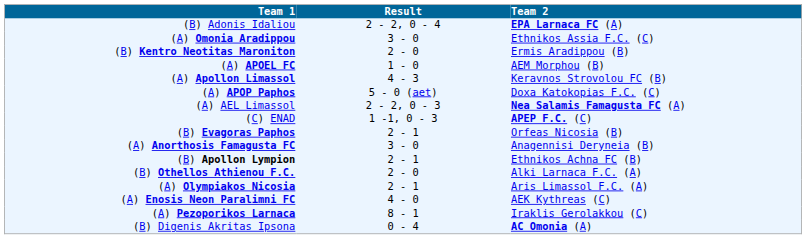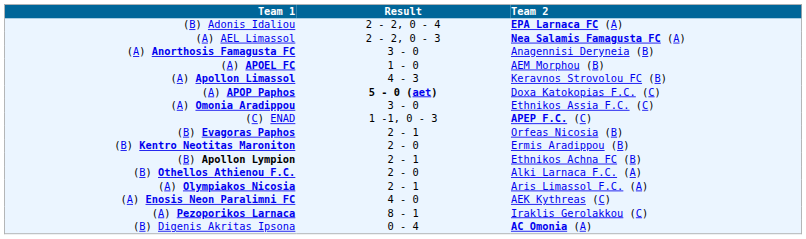rows swapped: (245, 106) <-> (233, 38)
rows swapped: (211, 146) <-> (205, 52)
(403, 92) normal -> (403, 92) bold
